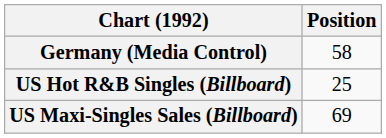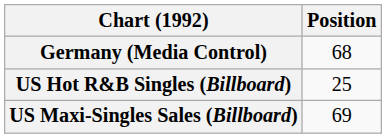(342, 52) 58 -> (342, 52) 68
